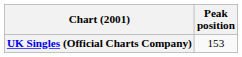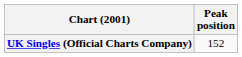(216, 43) 153 -> (216, 43) 152
